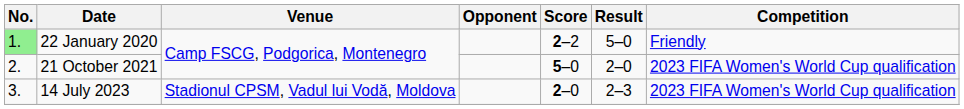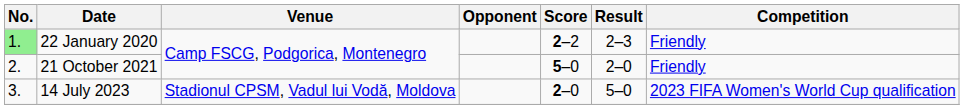(619, 41) 5–0 -> (619, 41) 2–3
(803, 66) 2023 FIFA Women's World Cup qualification -> (678, 66) Friendly
(619, 91) 2–3 -> (619, 91) 5–0
